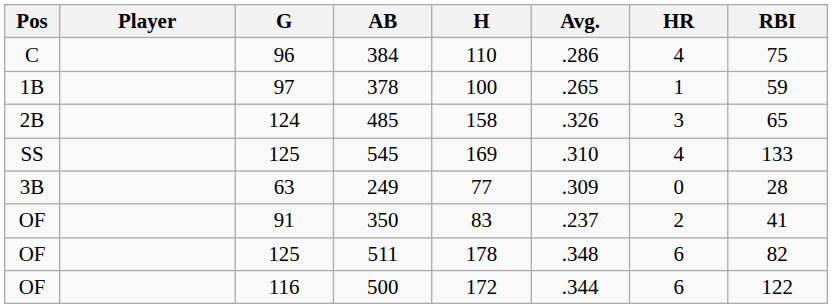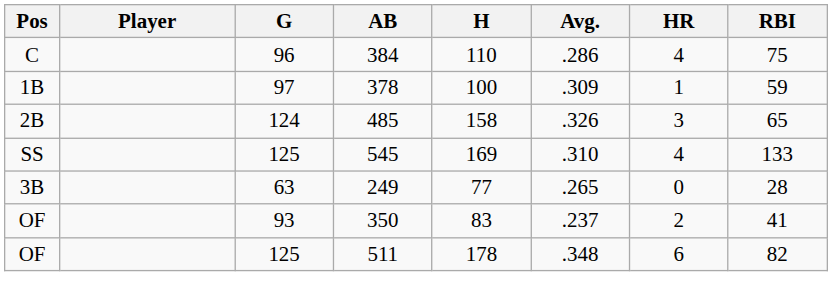(580, 87) .265 -> (580, 87) .309
(580, 187) .309 -> (580, 187) .265
(284, 220) 91 -> (284, 220) 93
- row: (383, 287)
